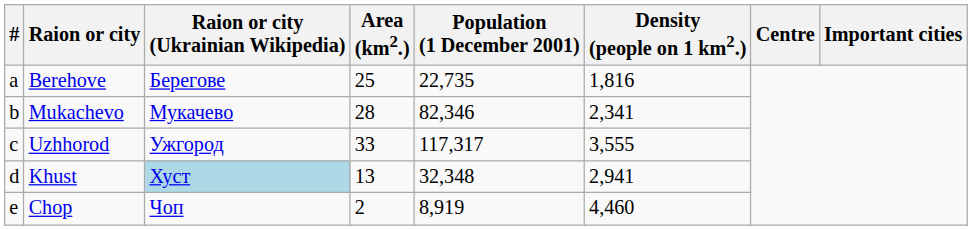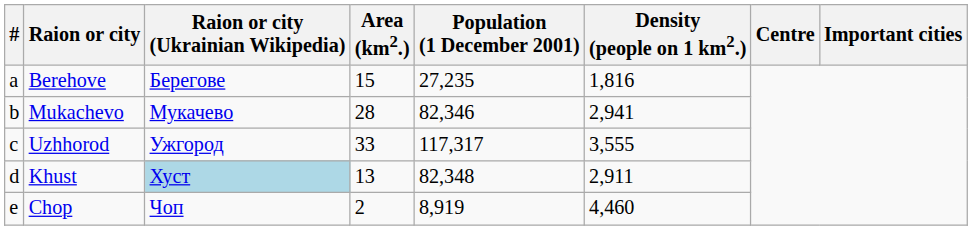(365, 80) 25 -> (365, 80) 15
(447, 80) 22,735 -> (447, 80) 27,235
(612, 112) 2,341 -> (612, 112) 2,941
(447, 176) 32,348 -> (447, 176) 82,348
(612, 176) 2,941 -> (611, 176) 2,911
